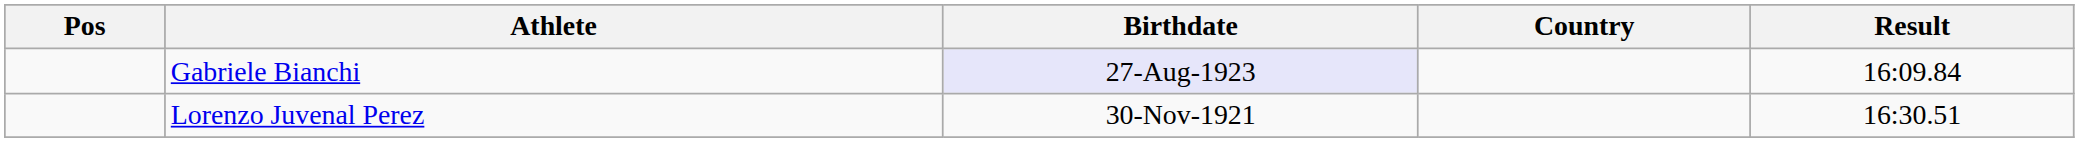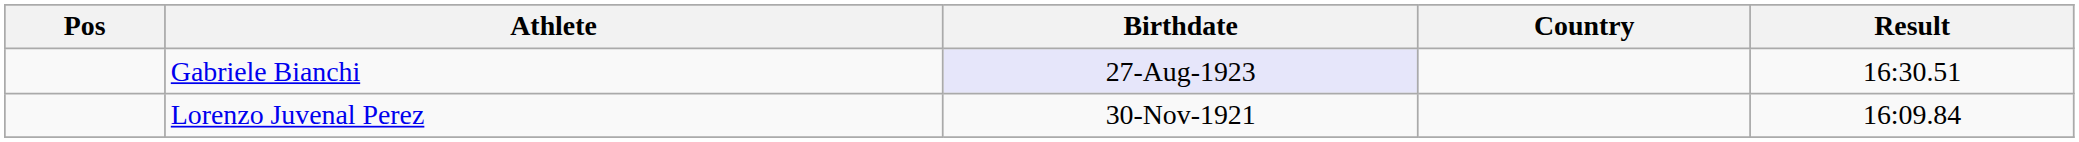(1912, 70) 16:09.84 -> (1912, 70) 16:30.51
(1912, 114) 16:30.51 -> (1912, 114) 16:09.84
